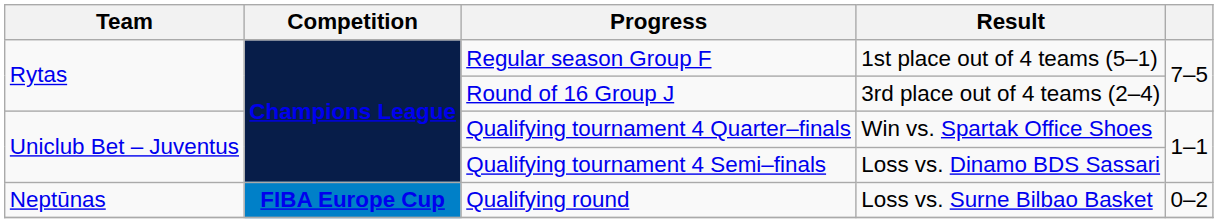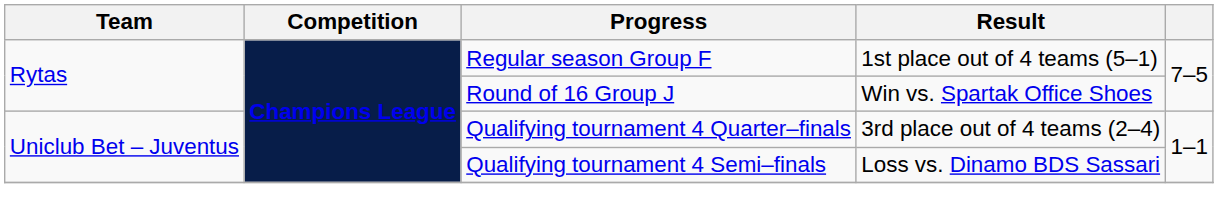(1011, 93) 3rd place out of 4 teams (2–4) -> (1007, 93) Win vs. Spartak Office Shoes
(1007, 128) Win vs. Spartak Office Shoes -> (1011, 128) 3rd place out of 4 teams (2–4)
- row: (548, 199)
